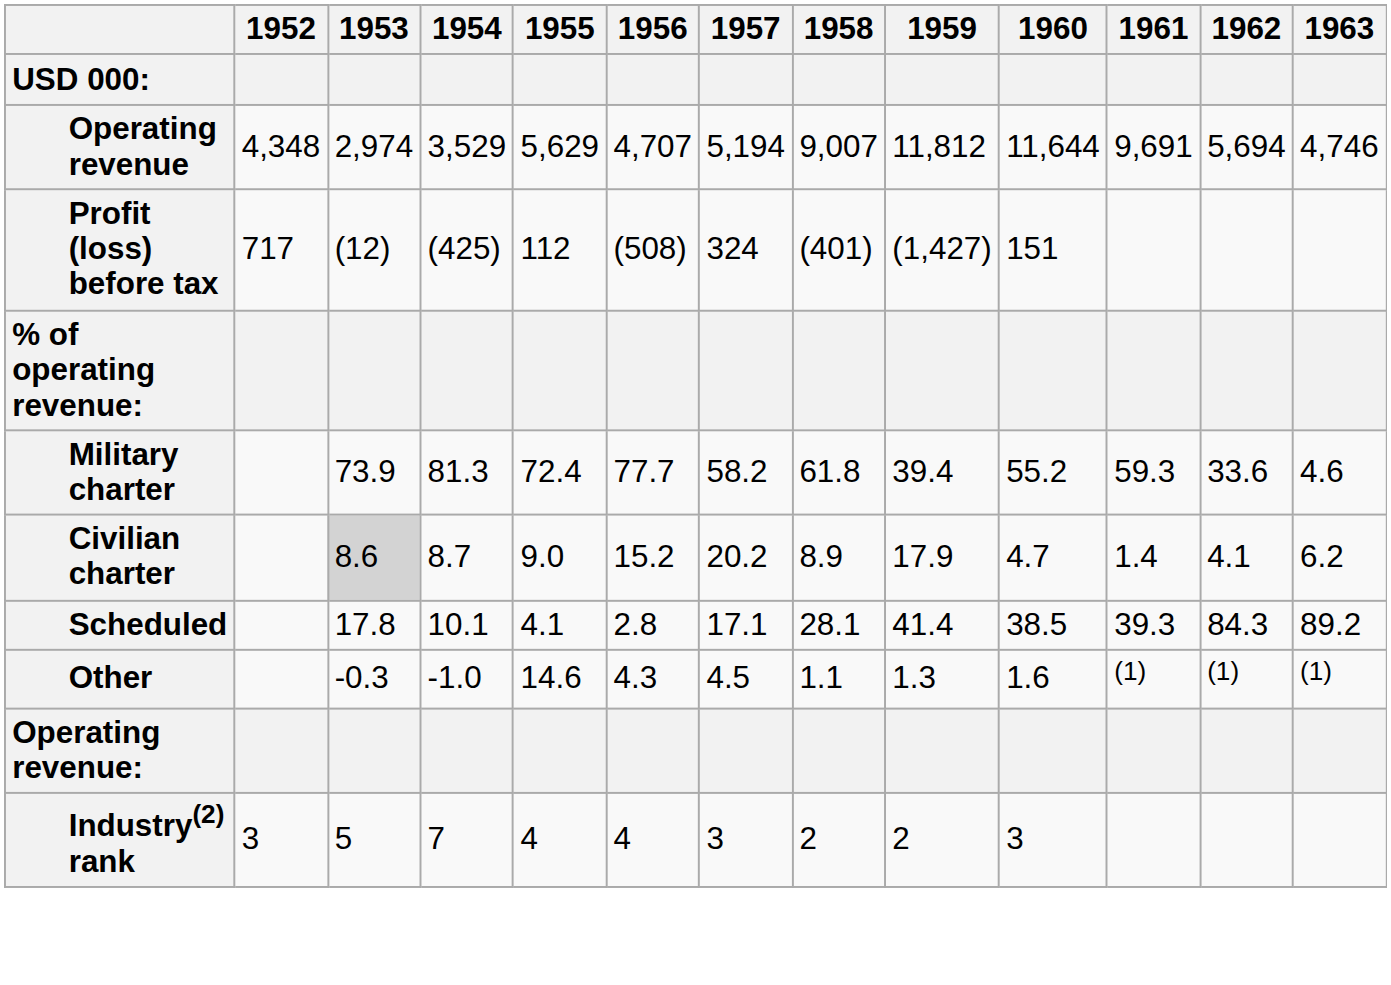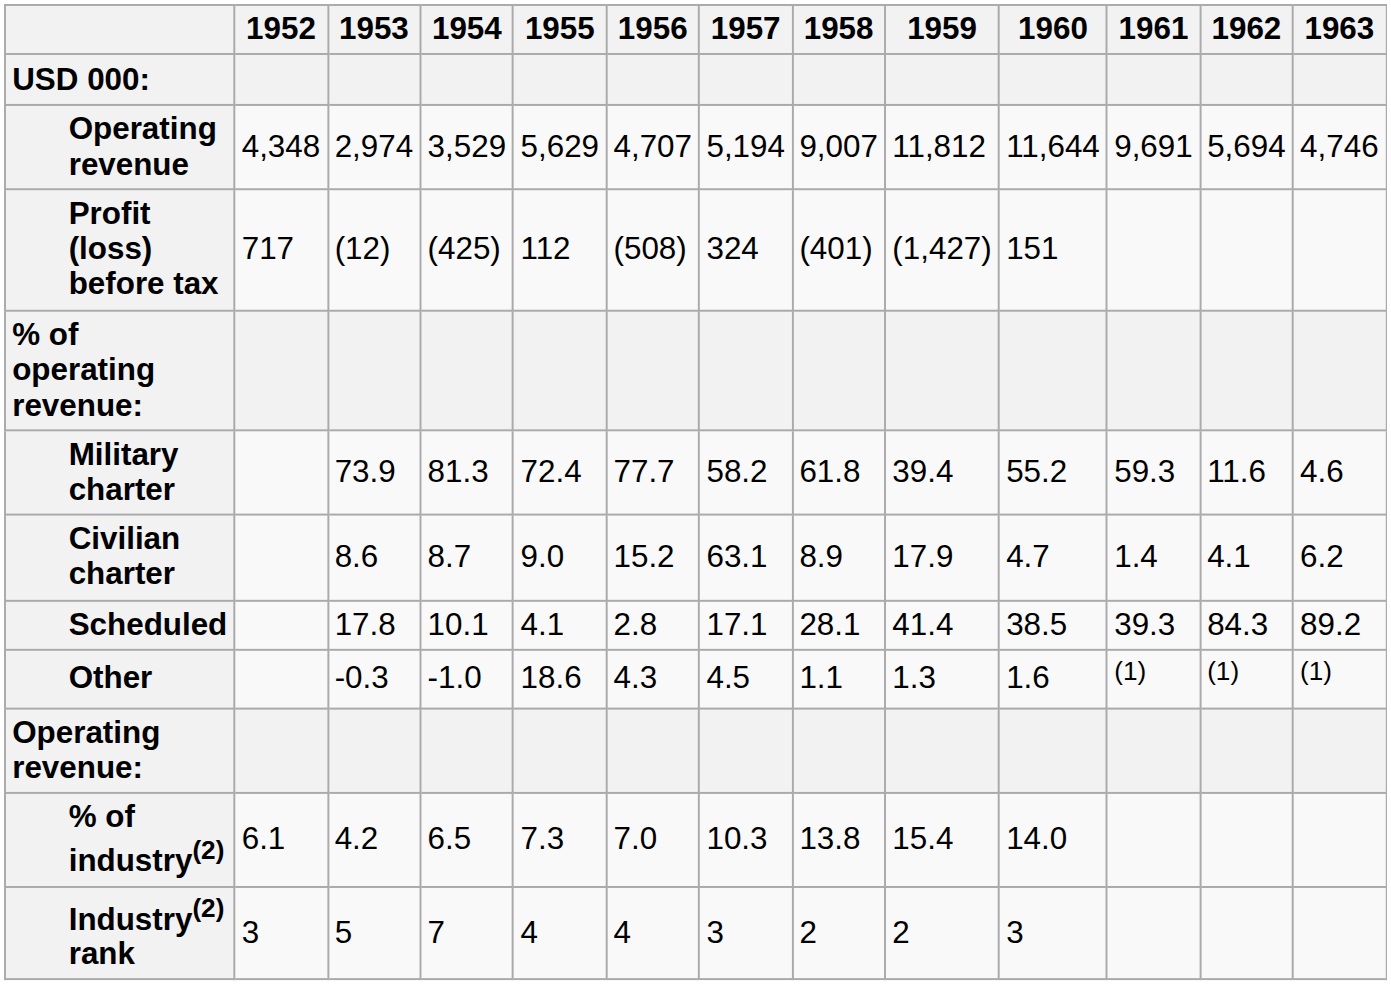(1238, 472) 33.6 -> (1237, 472) 11.6
(356, 557) lightgrey background -> (356, 557) no background
(737, 557) 20.2 -> (737, 557) 63.1
(551, 678) 14.6 -> (551, 678) 18.6
+ row: (147, 839)
